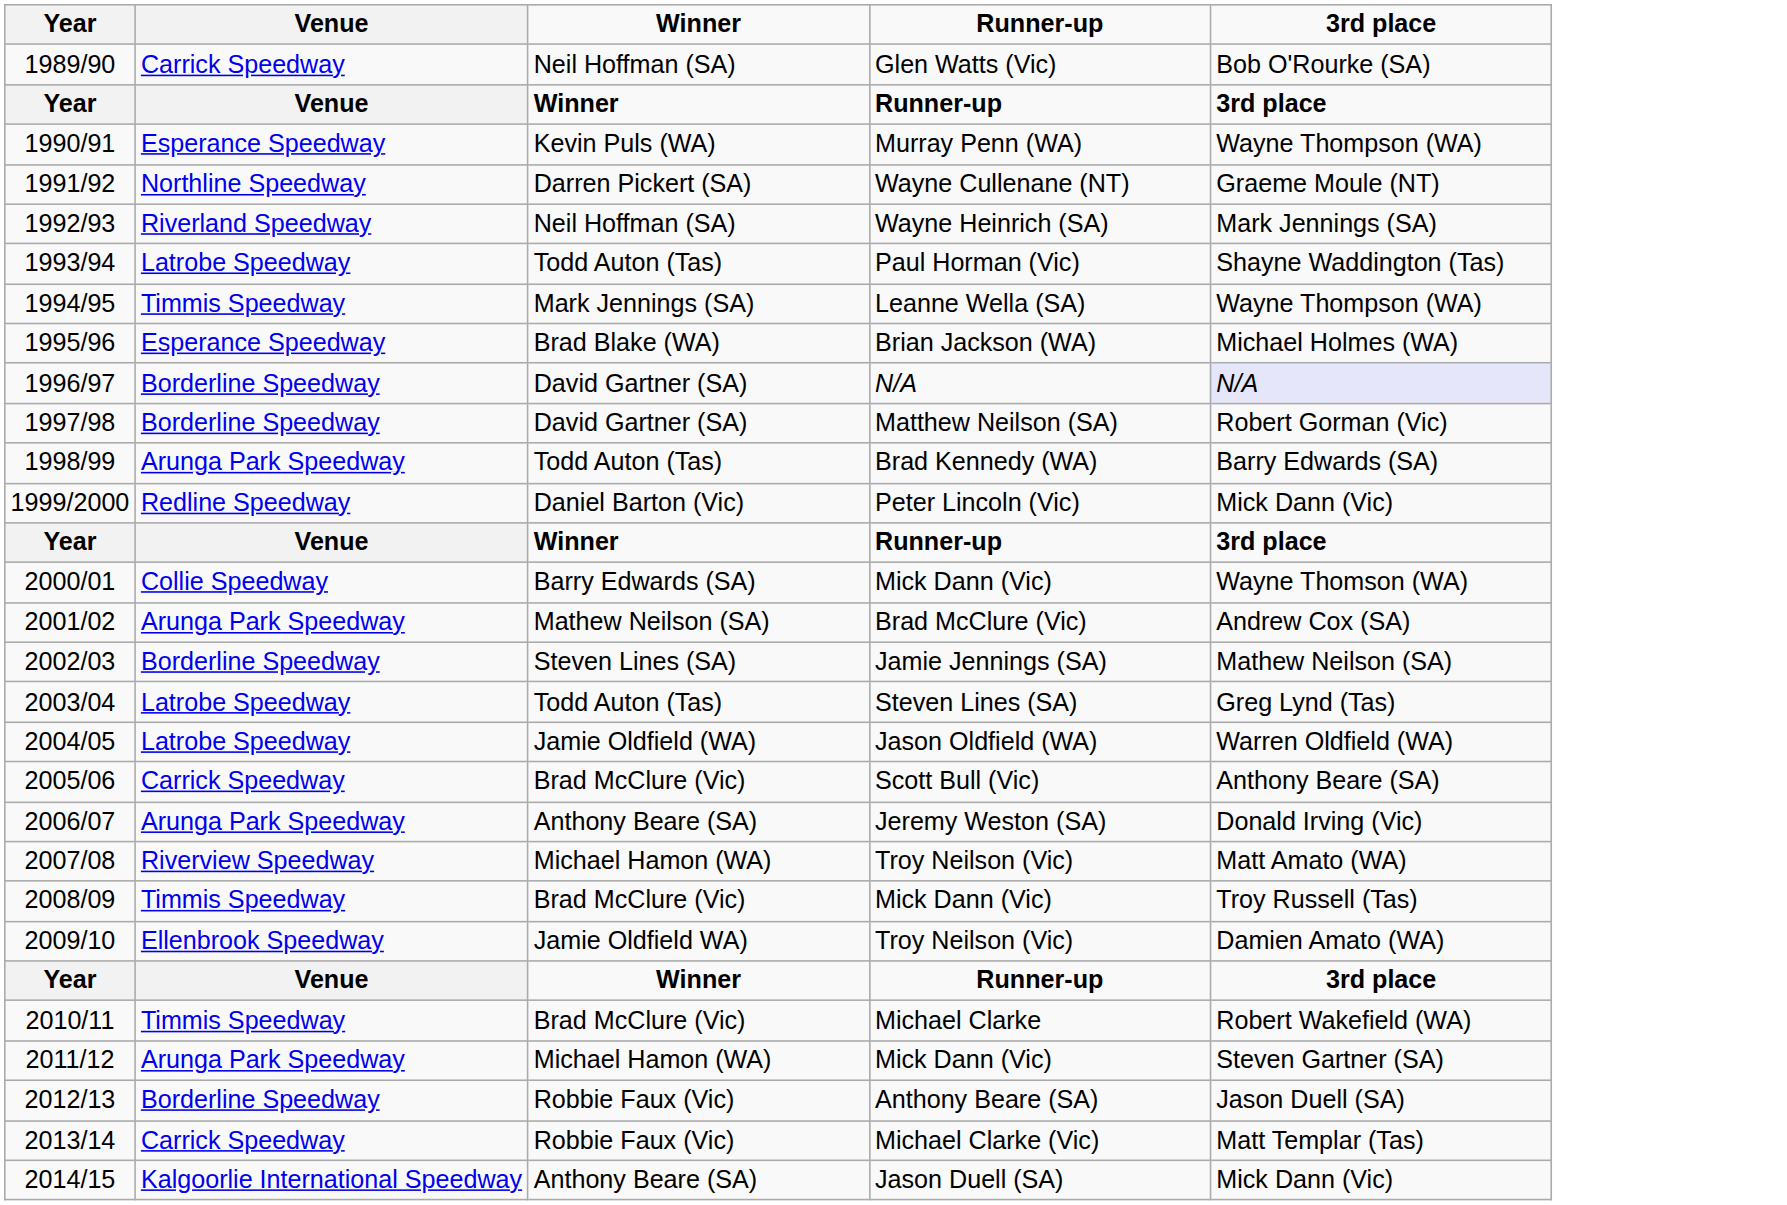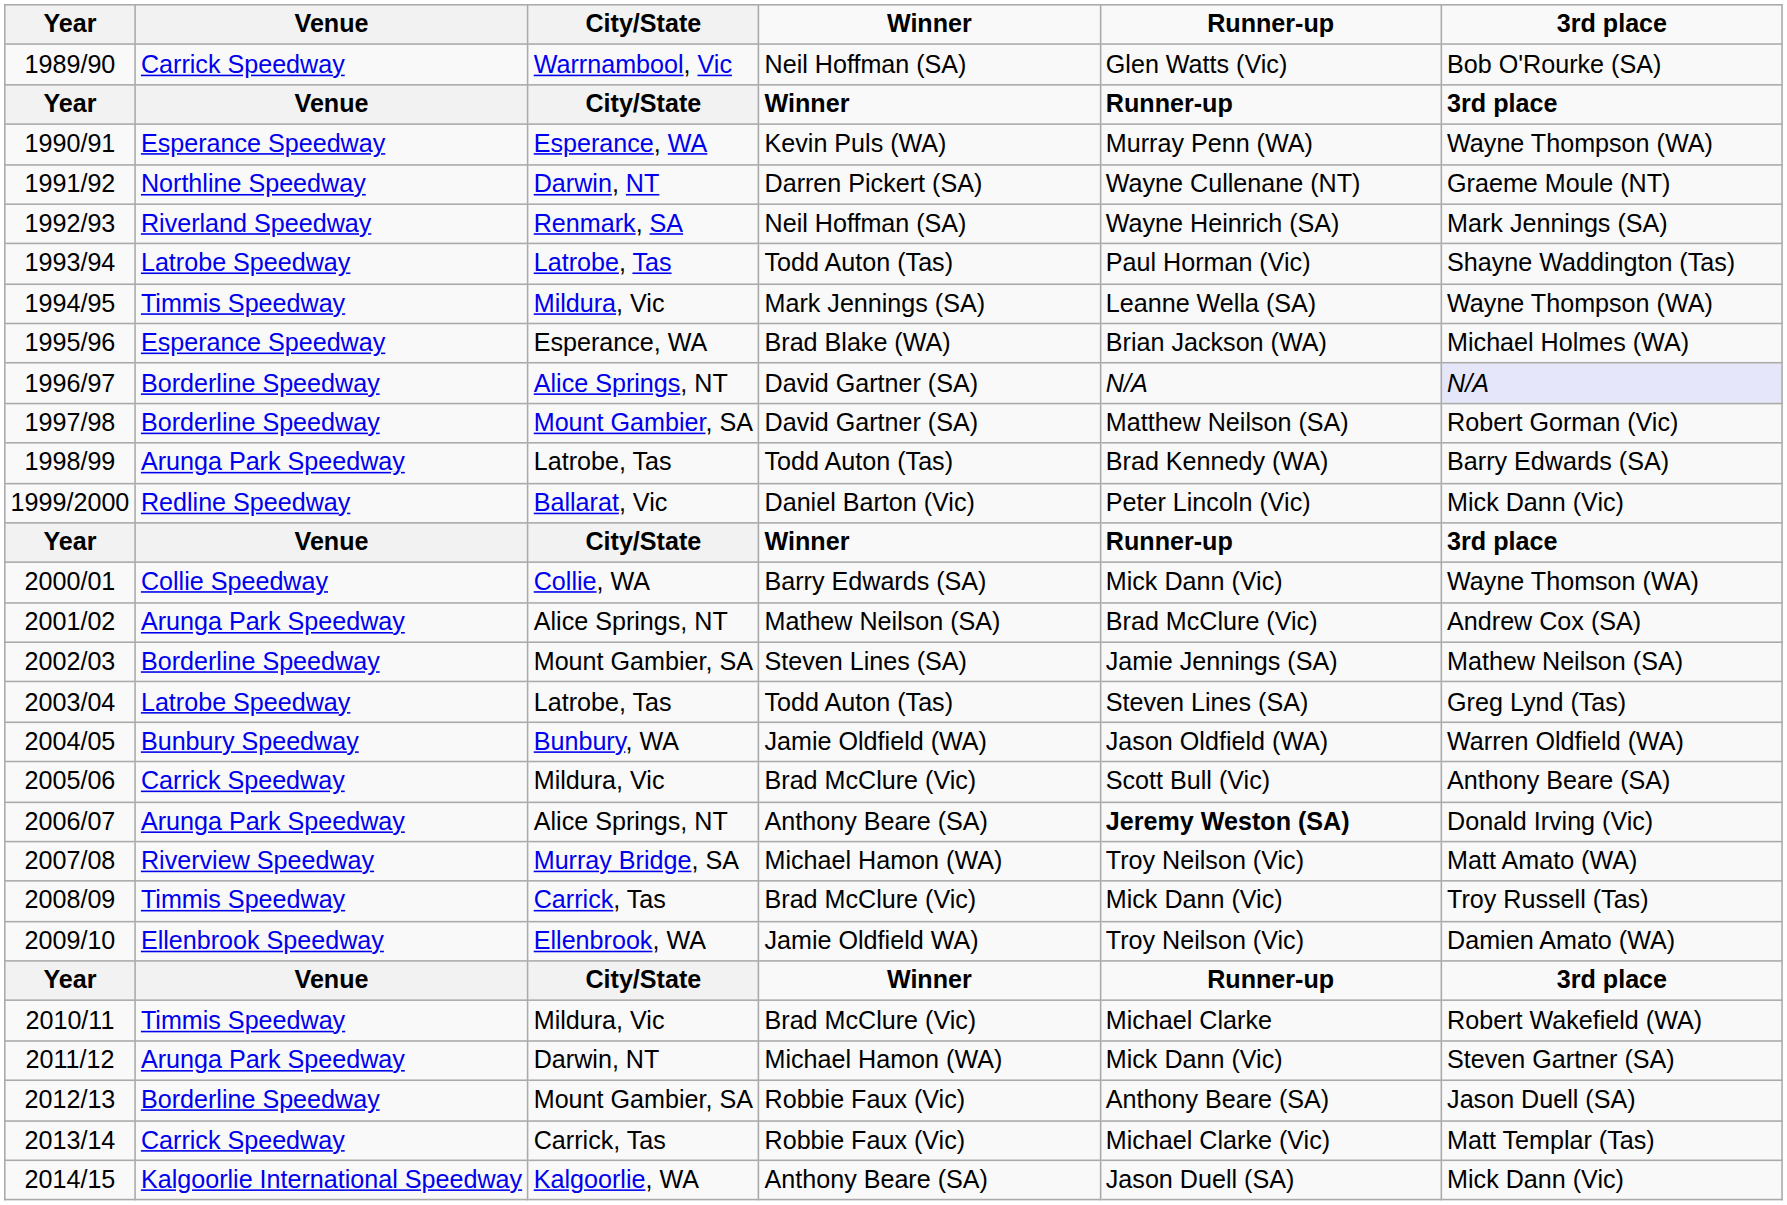+ column: (643, 24)
(246, 741) Latrobe Speedway -> (250, 741) Bunbury Speedway
(991, 821) normal -> (1228, 821) bold
